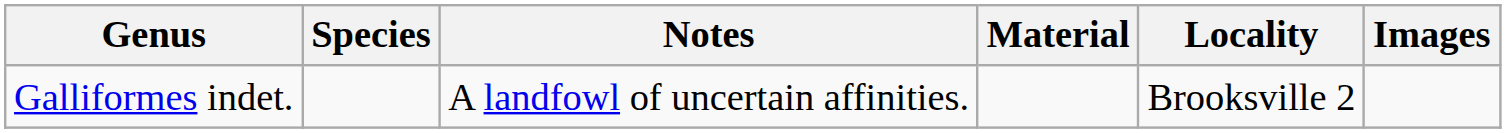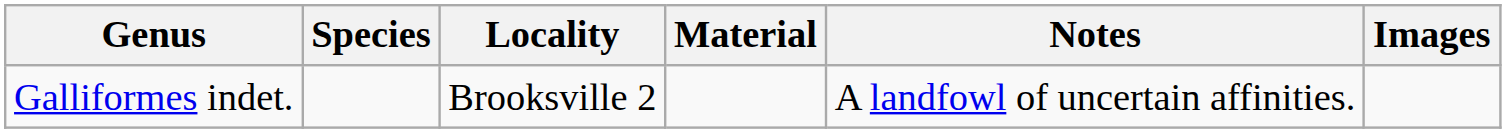columns swapped: (1251, 34) <-> (709, 34)
